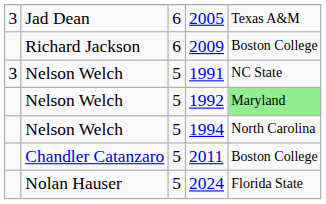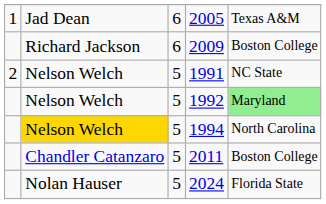(13, 18) 3 -> (13, 18) 1
(13, 73) 3 -> (13, 73) 2
(74, 128) no background -> (74, 128) gold background
